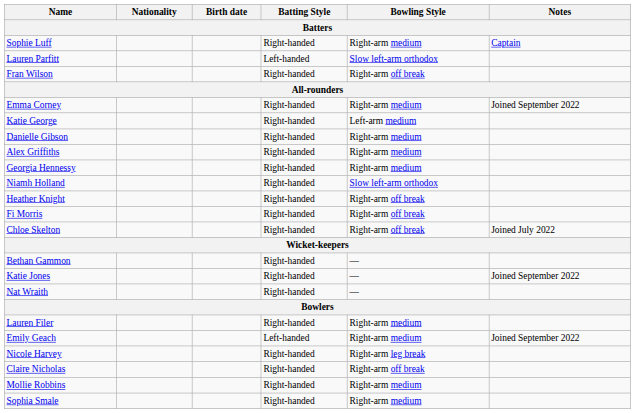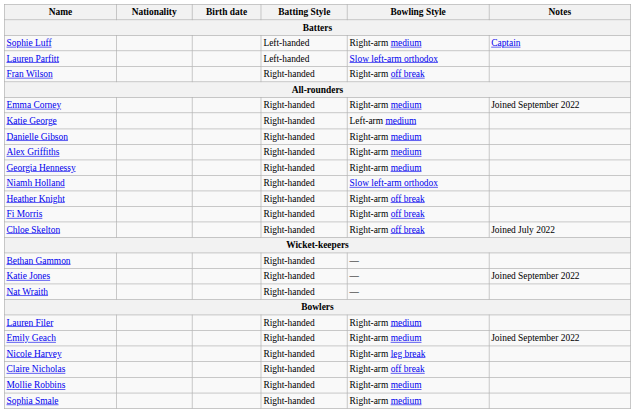(289, 43) Right-handed -> (286, 43) Left-handed
(286, 338) Left-handed -> (289, 338) Right-handed
